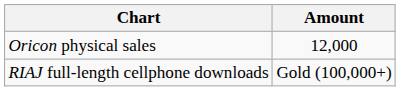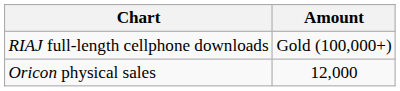rows swapped: (82, 45) <-> (139, 72)
